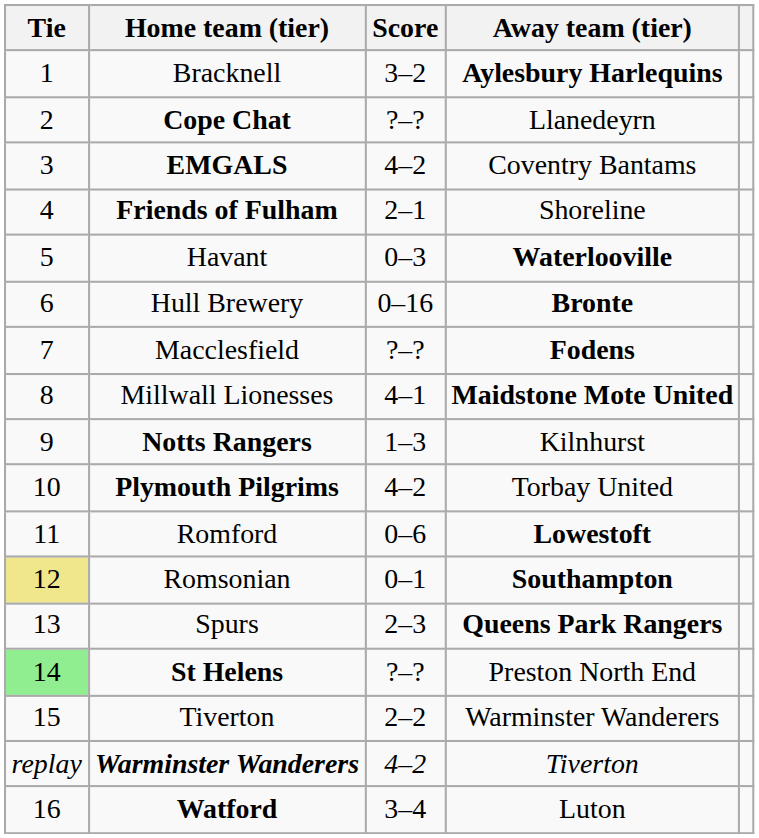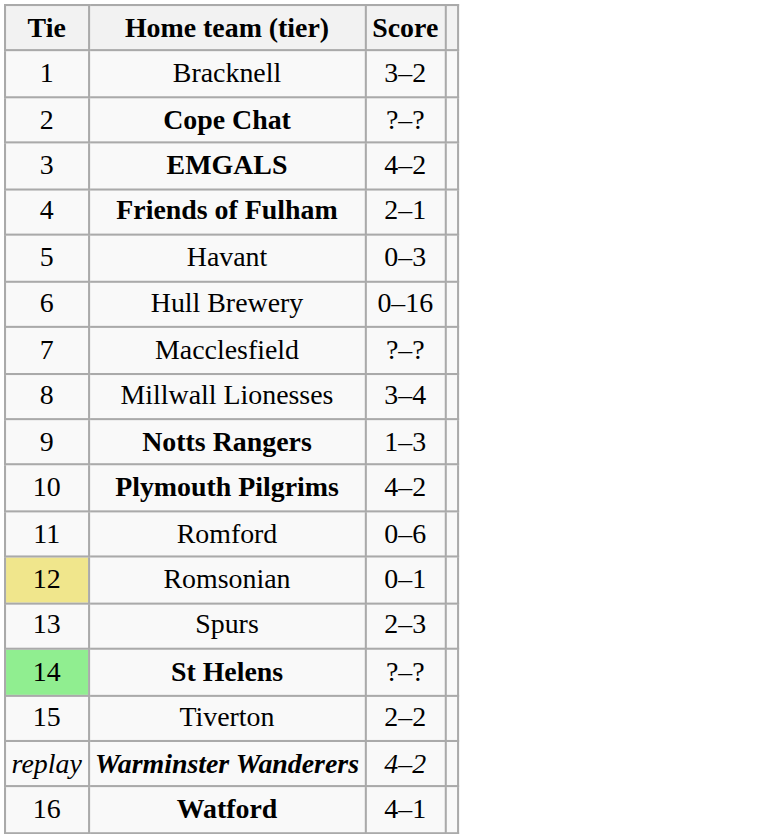- column: (592, 27)
(405, 395) 4–1 -> (405, 395) 3–4
(405, 809) 3–4 -> (405, 809) 4–1
